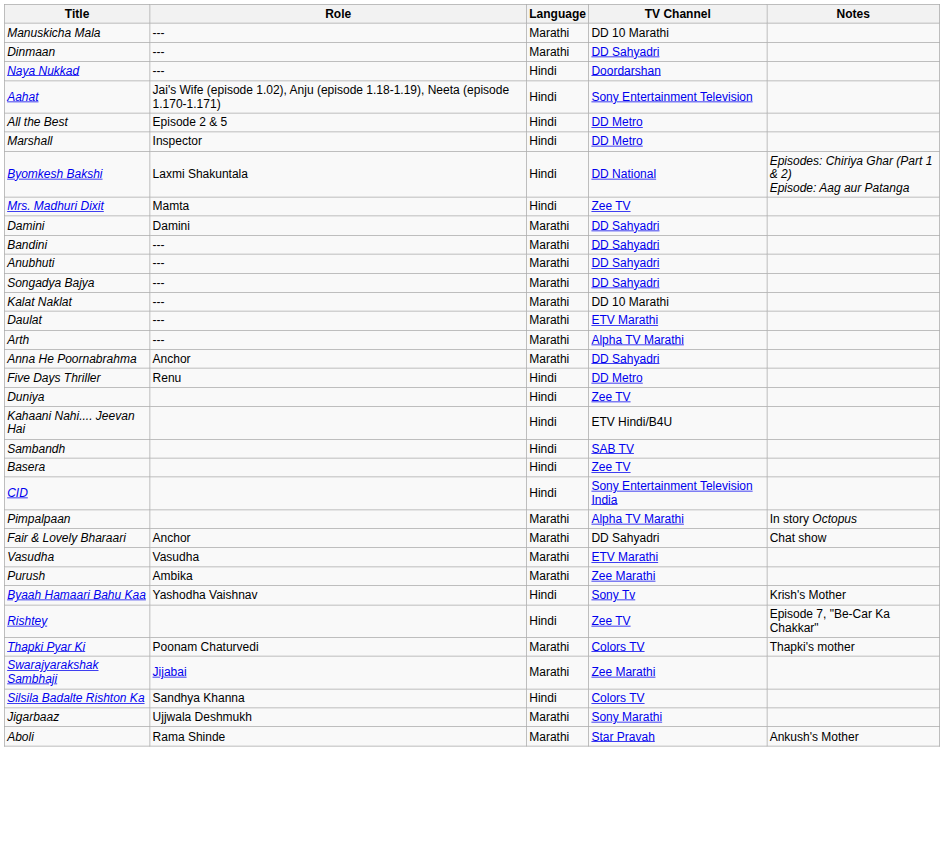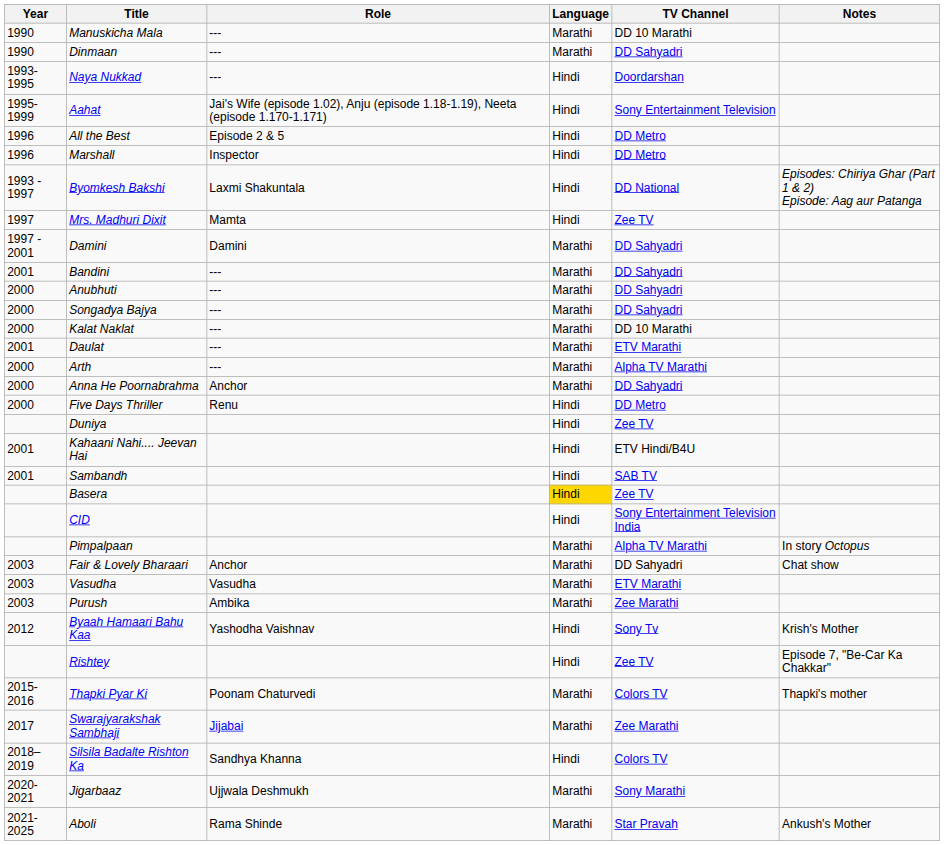+ column: (35, 14)
(543, 467) no background -> (566, 494) gold background
